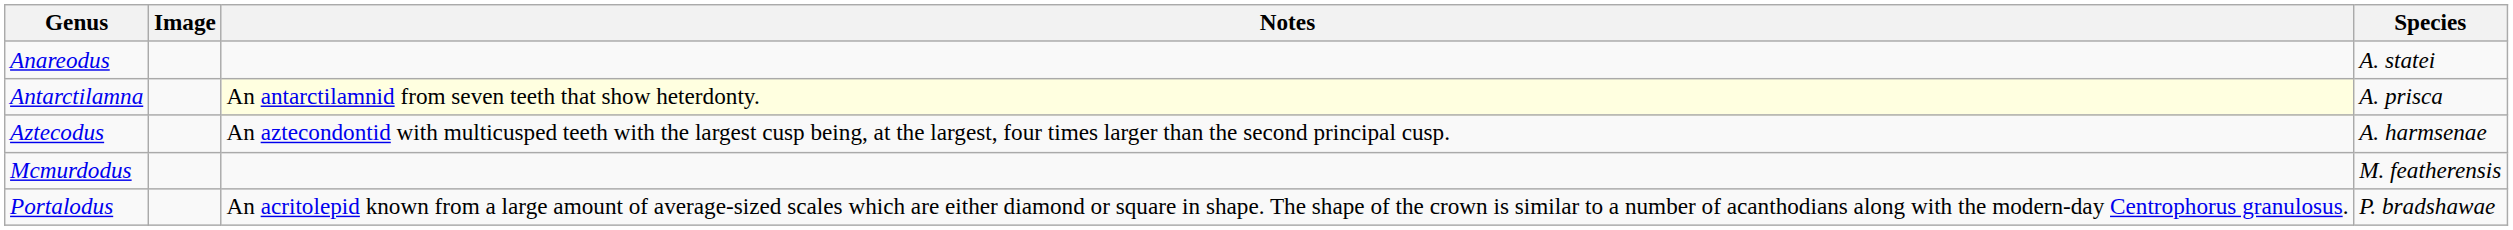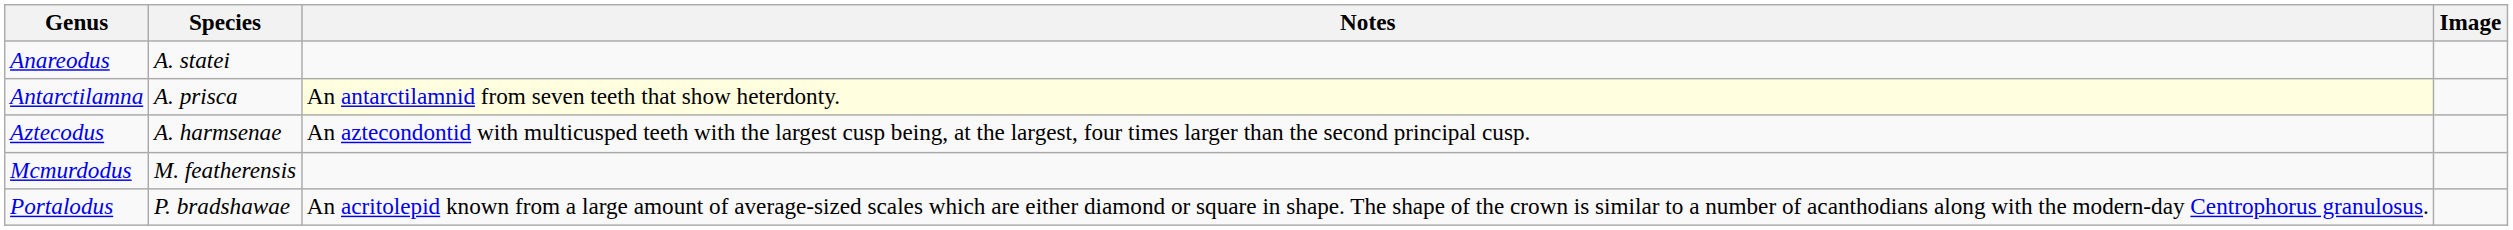columns swapped: (2430, 22) <-> (185, 22)
